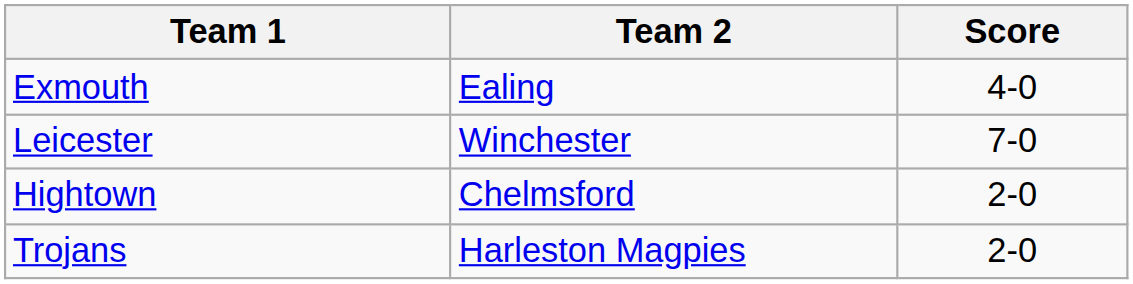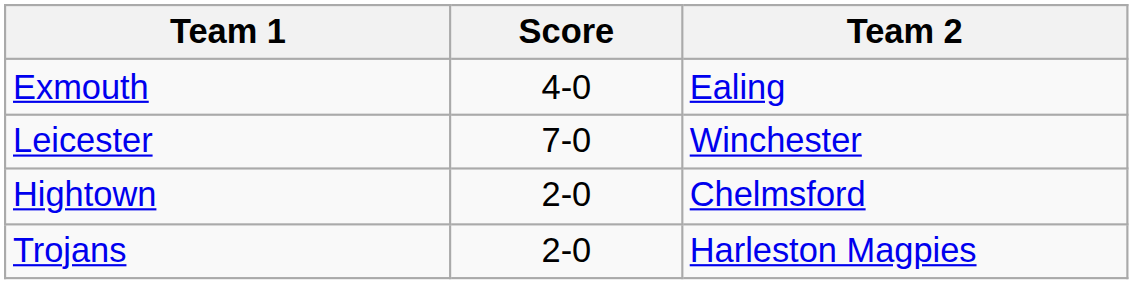columns swapped: (674, 31) <-> (1012, 31)
